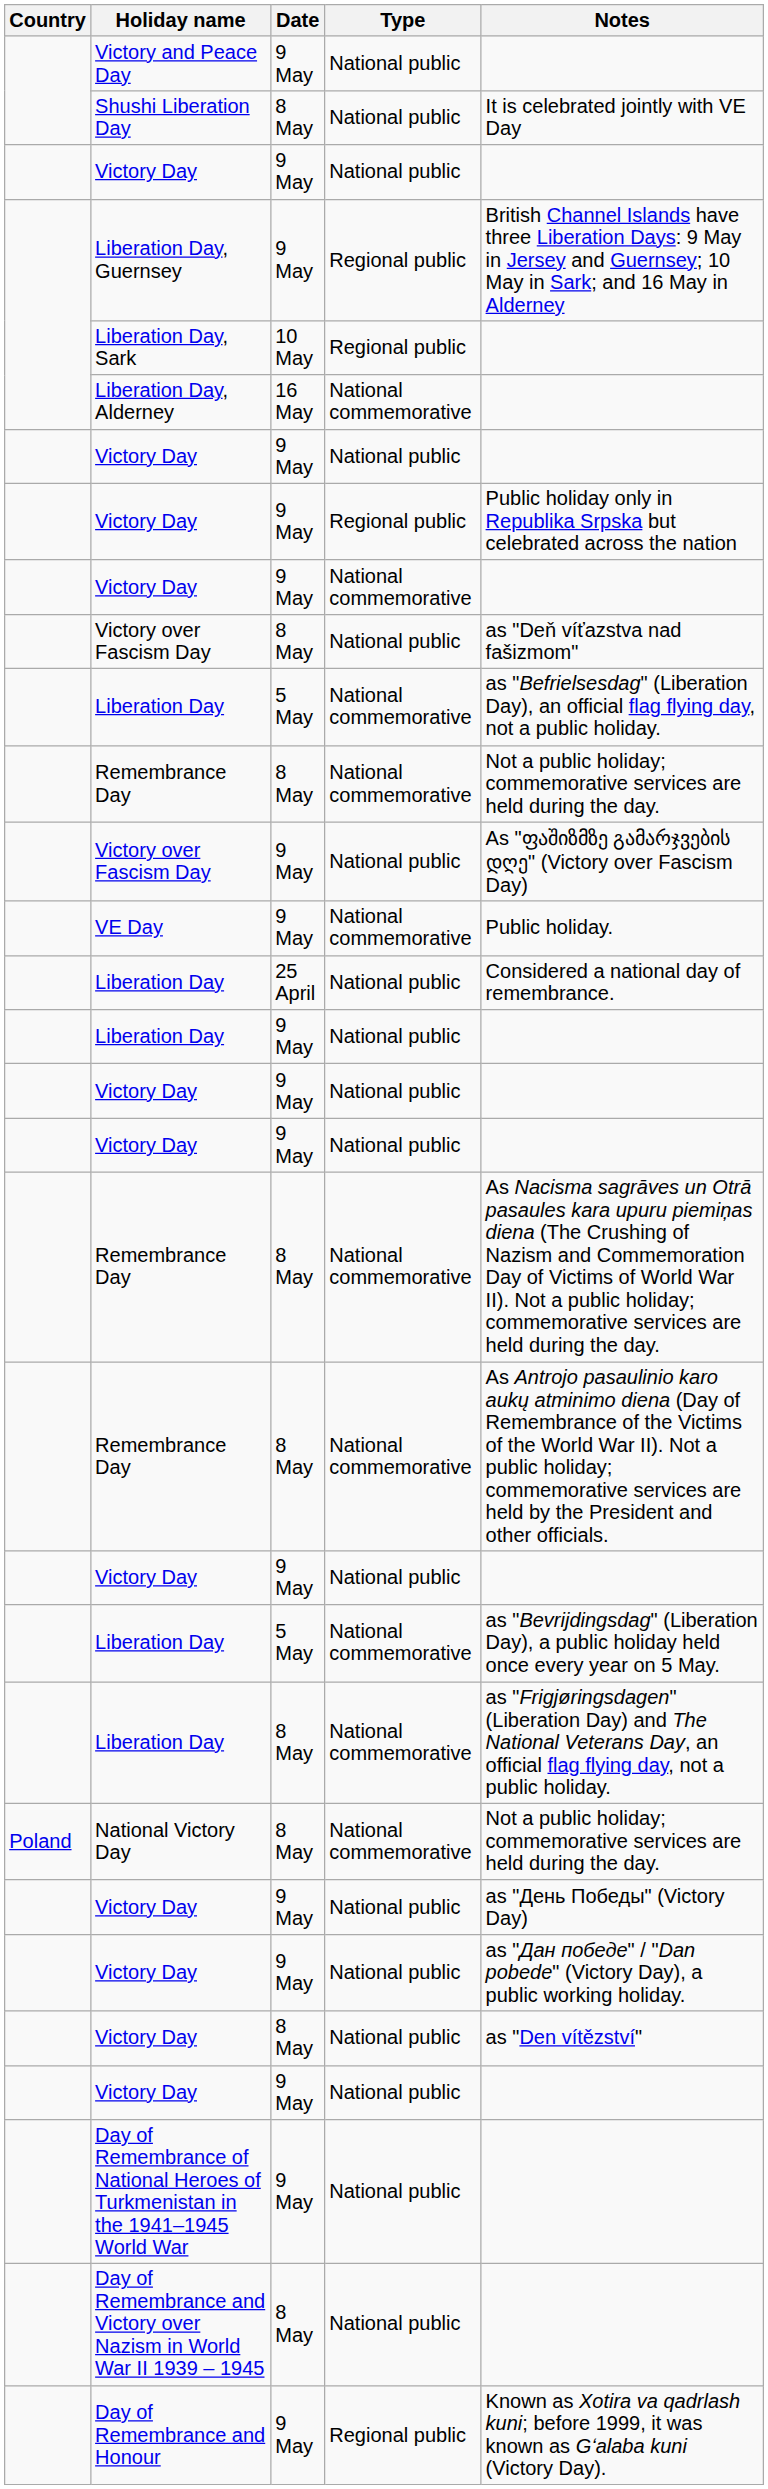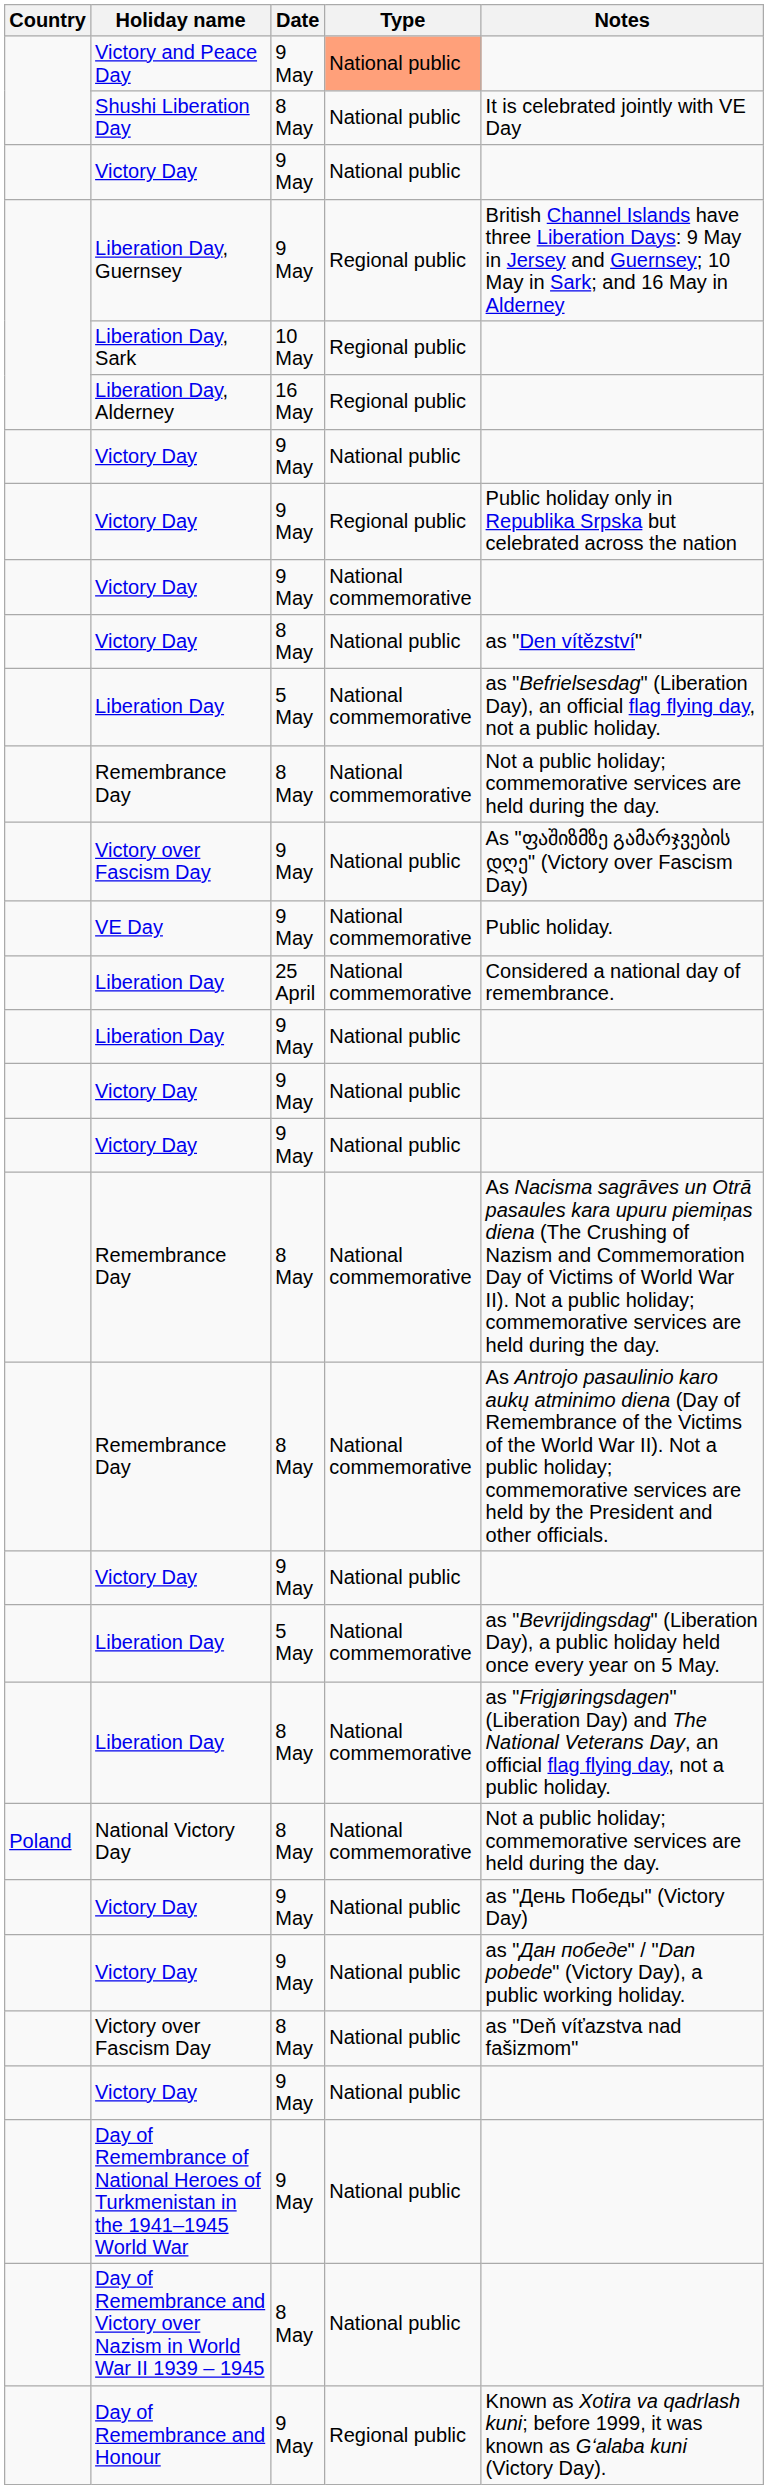(395, 63) no background -> (395, 63) lightsalmon background
(400, 401) National commemorative -> (398, 401) Regional public
rows swapped: (146, 2038) <-> (153, 641)
(395, 982) National public -> (400, 982) National commemorative
